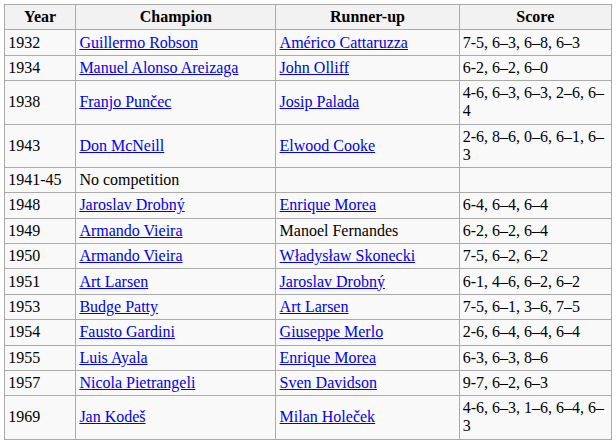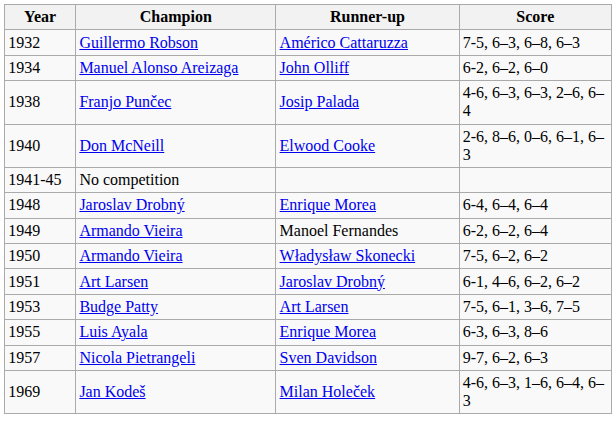(24, 145) 1943 -> (24, 145) 1940
- row: (127, 332)
